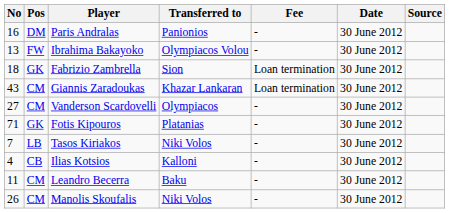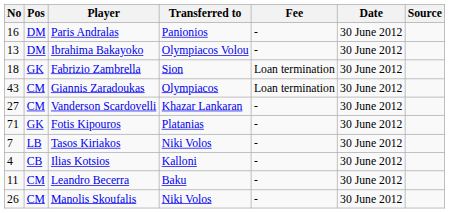(35, 50) FW -> (36, 50) DM
(202, 87) Khazar Lankaran -> (190, 87) Olympiacos
(190, 106) Olympiacos -> (202, 106) Khazar Lankaran
